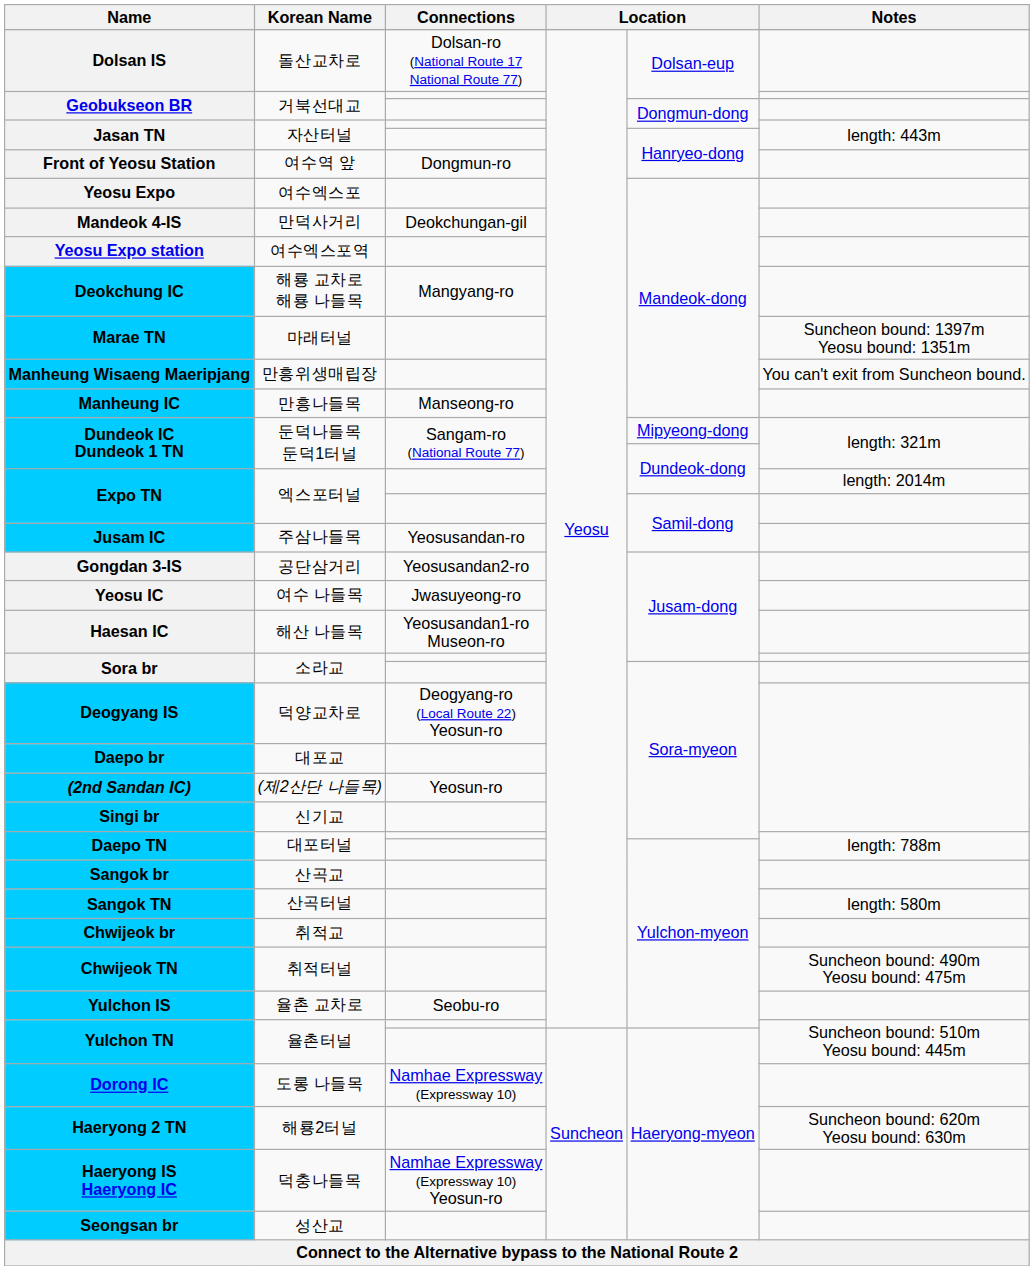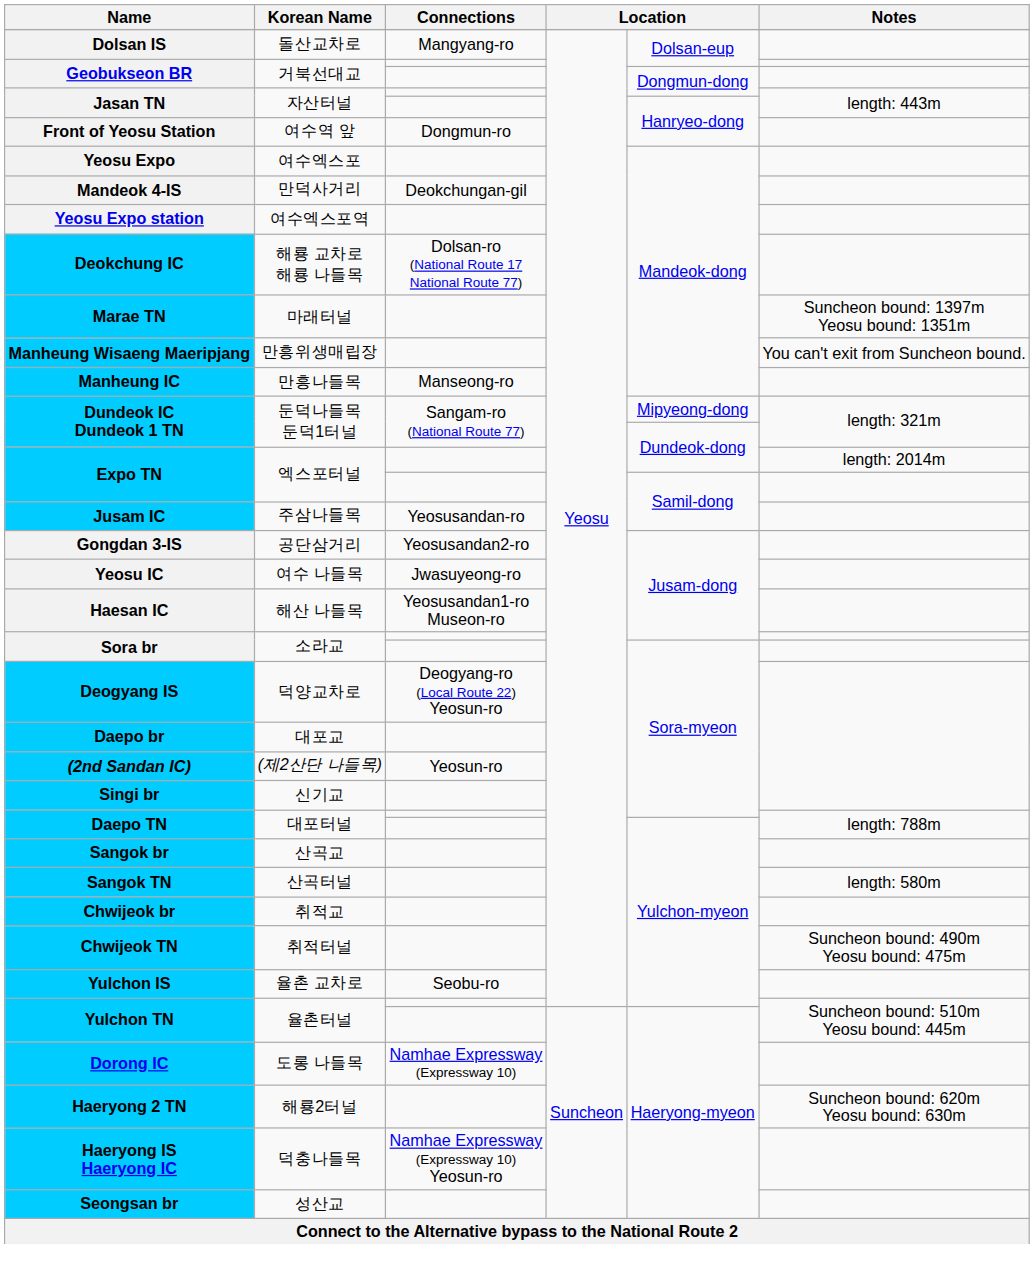(466, 60) Dolsan-ro (National Route 17 National Route 77) -> (466, 44) Mangyang-ro
(466, 291) Mangyang-ro -> (466, 263) Dolsan-ro (National Route 17 National Route 77)
